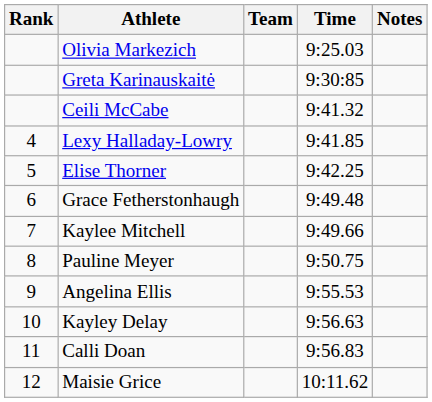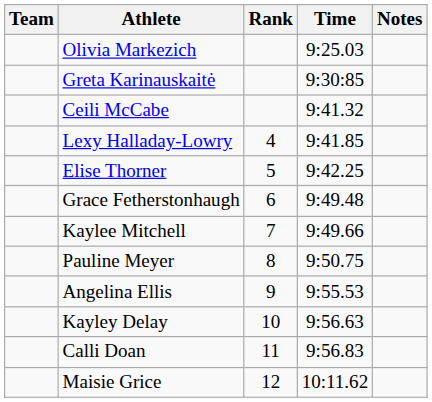columns swapped: (31, 19) <-> (271, 19)
